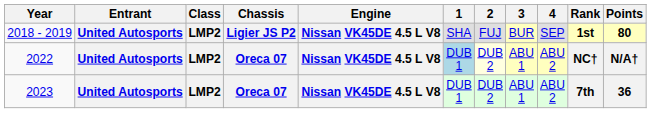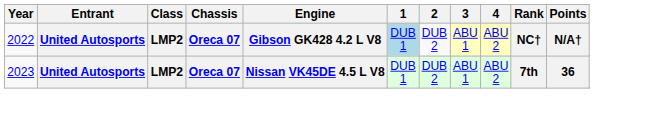- row: (40, 33)
(371, 58) Nissan VK45DE 4.5 L V8 -> (315, 39) Gibson GK428 4.2 L V8
(490, 58) lightyellow background -> (434, 39) no background
